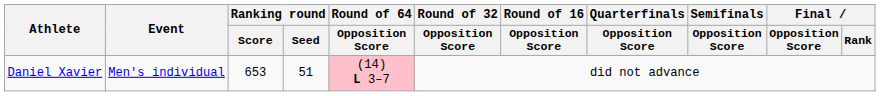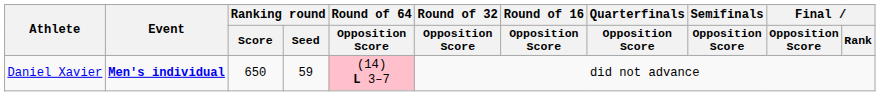(167, 73) normal -> (167, 73) bold
(255, 73) 653 -> (255, 73) 650
(306, 73) 51 -> (306, 73) 59
